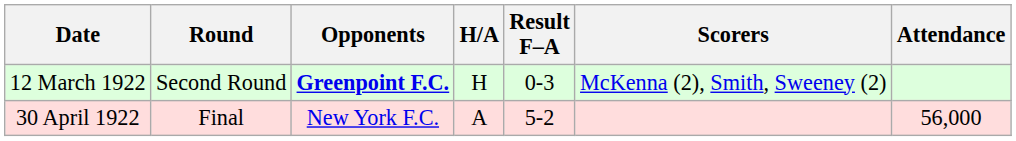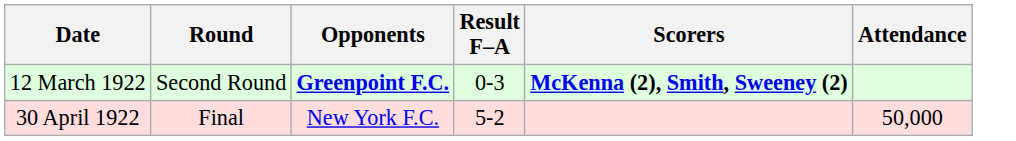- column: (479, 34)
(733, 82) normal -> (689, 82) bold
(951, 117) 56,000 -> (912, 117) 50,000
